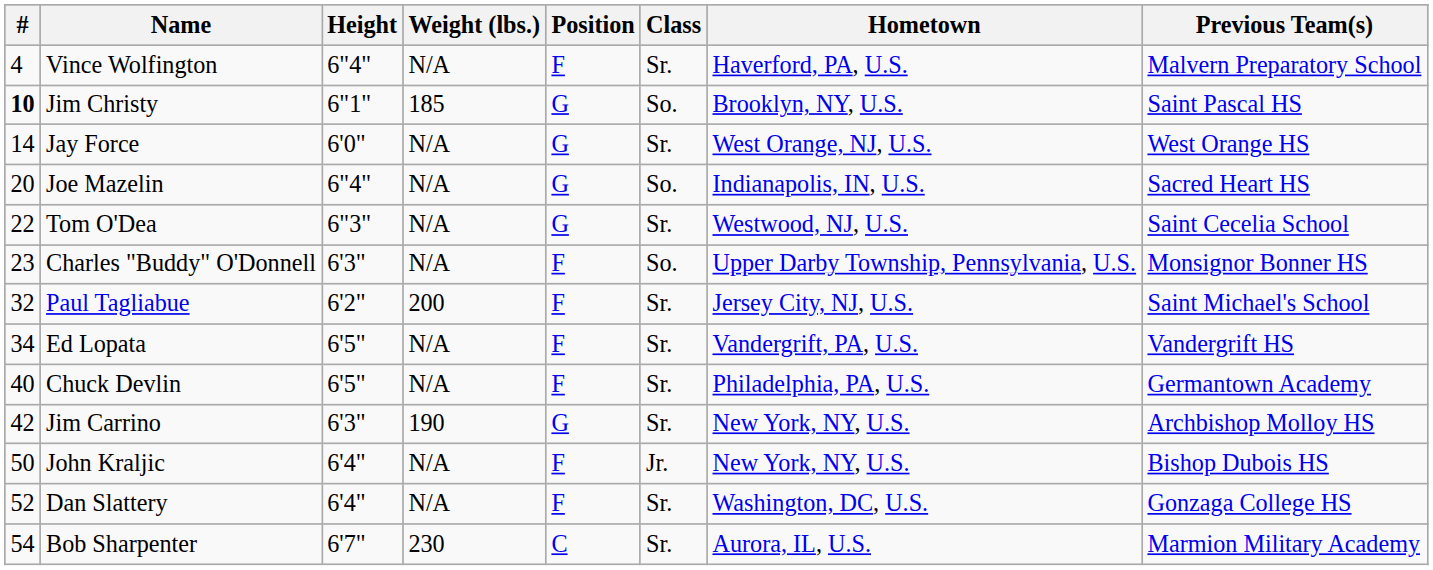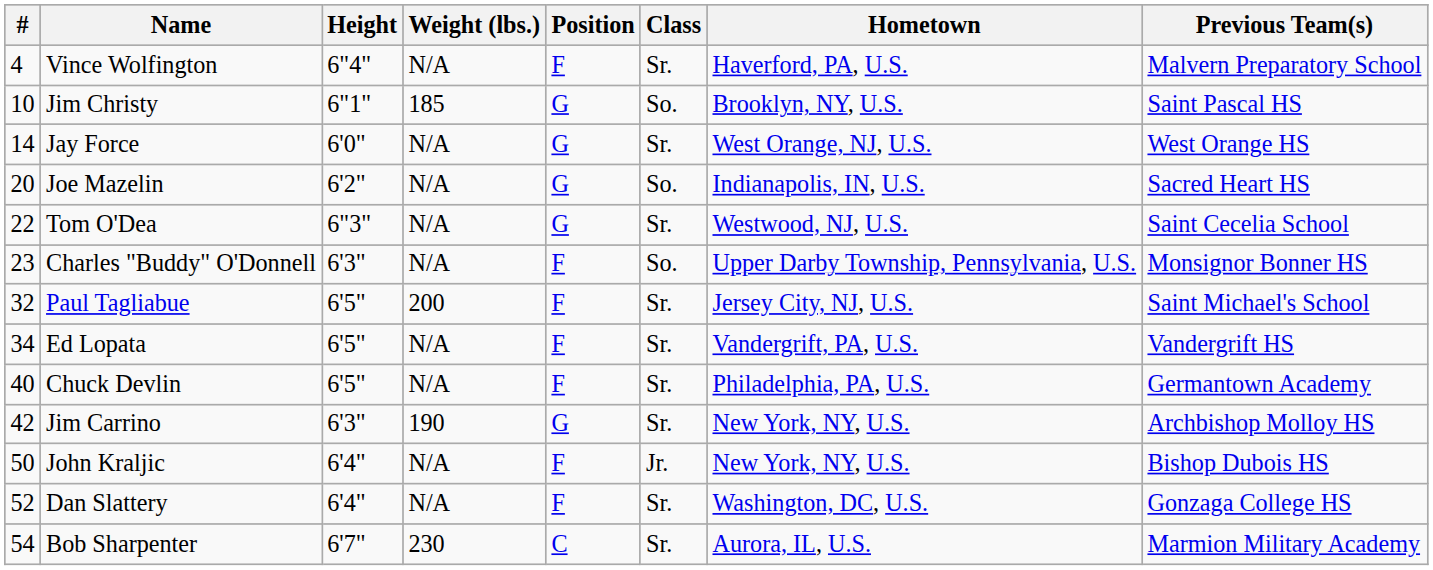(23, 104) bold -> (23, 104) normal
(349, 184) 6"4" -> (346, 184) 6'2"
(346, 304) 6'2" -> (346, 304) 6'5"
